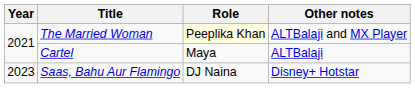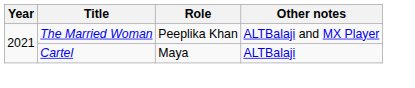(226, 33) lightyellow background -> (198, 33) no background
- row: (110, 72)
